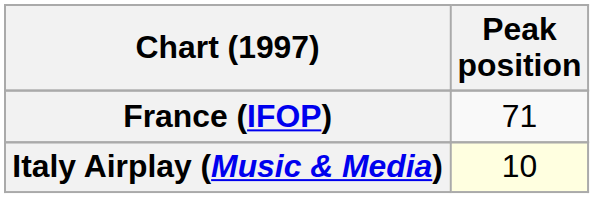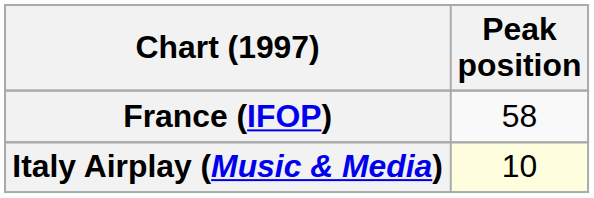(519, 116) 71 -> (519, 116) 58
